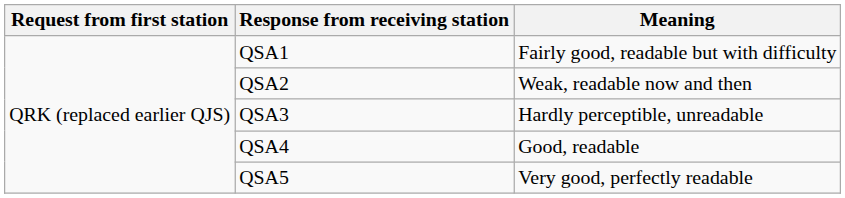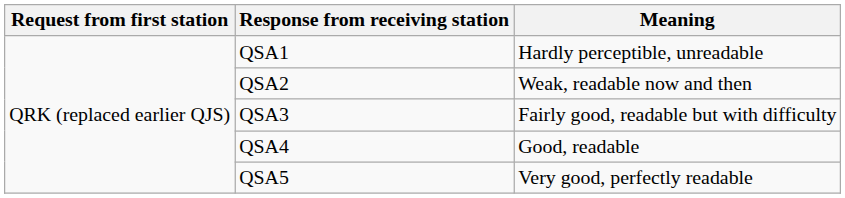(677, 51) Fairly good, readable but with difficulty -> (641, 51) Hardly perceptible, unreadable
(641, 114) Hardly perceptible, unreadable -> (677, 114) Fairly good, readable but with difficulty
